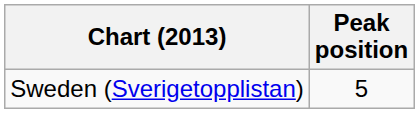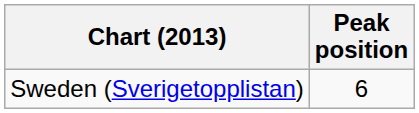(362, 88) 5 -> (362, 88) 6
